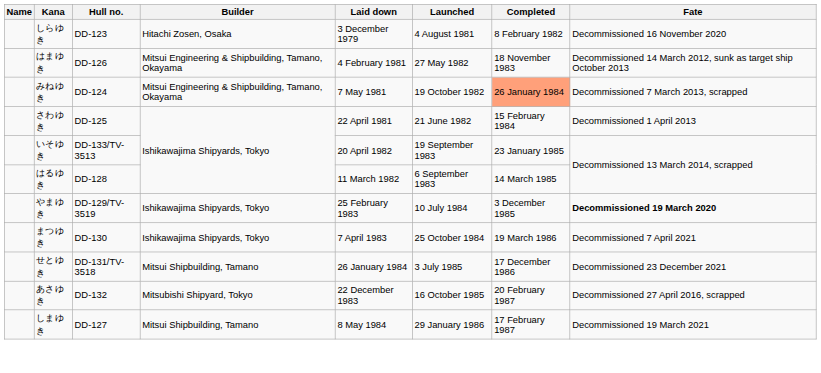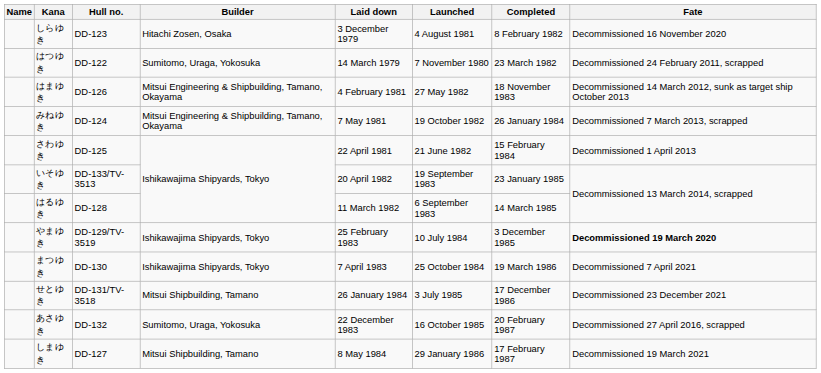+ row: (50, 63)
(529, 92) lightsalmon background -> (529, 121) no background
(197, 296) Mitsubishi Shipyard, Tokyo -> (201, 325) Sumitomo, Uraga, Yokosuka
